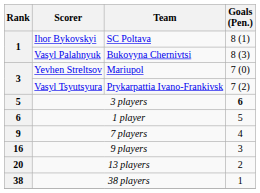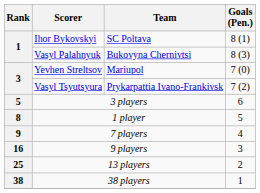(240, 102) bold -> (240, 102) normal
(18, 117) 6 -> (18, 117) 8
(18, 165) 20 -> (18, 165) 25
